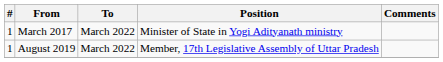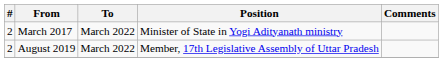(10, 31) 1 -> (10, 31) 2
(10, 48) 1 -> (10, 48) 2
